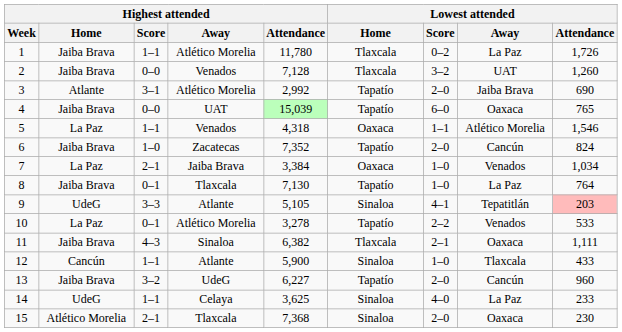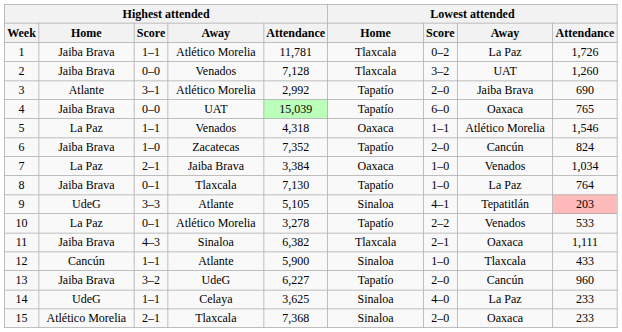(296, 52) 11,780 -> (296, 52) 11,781
(585, 318) 230 -> (585, 318) 233
